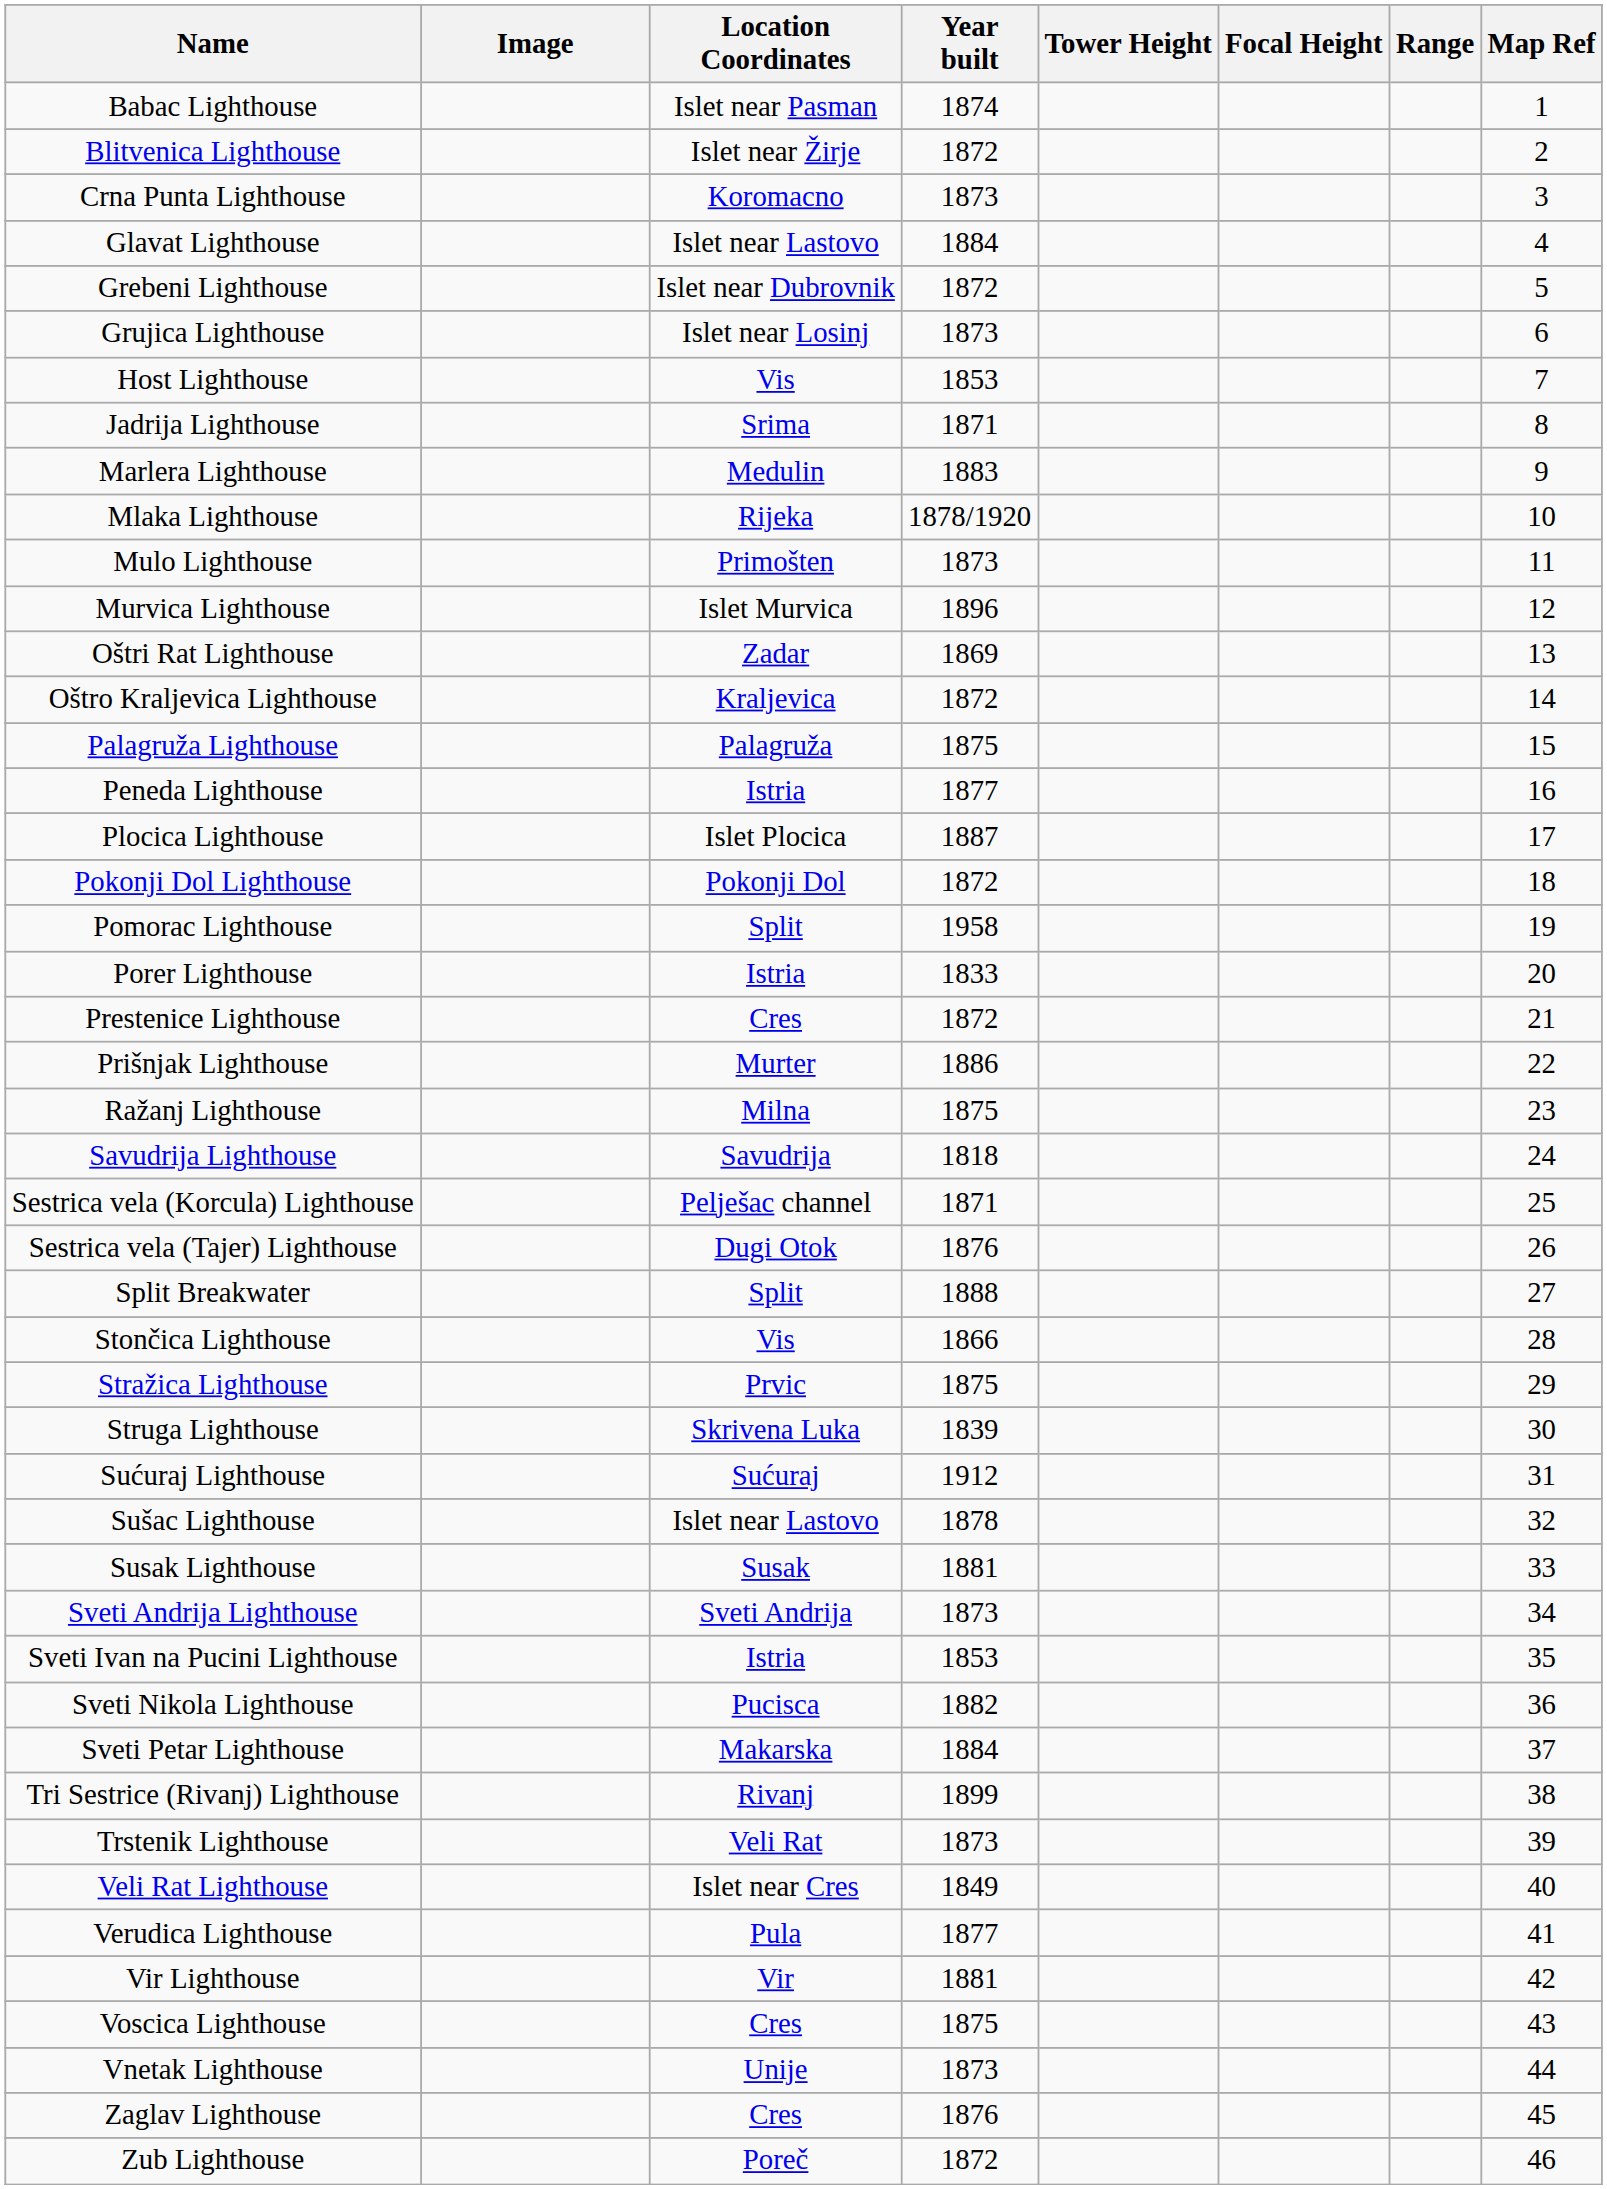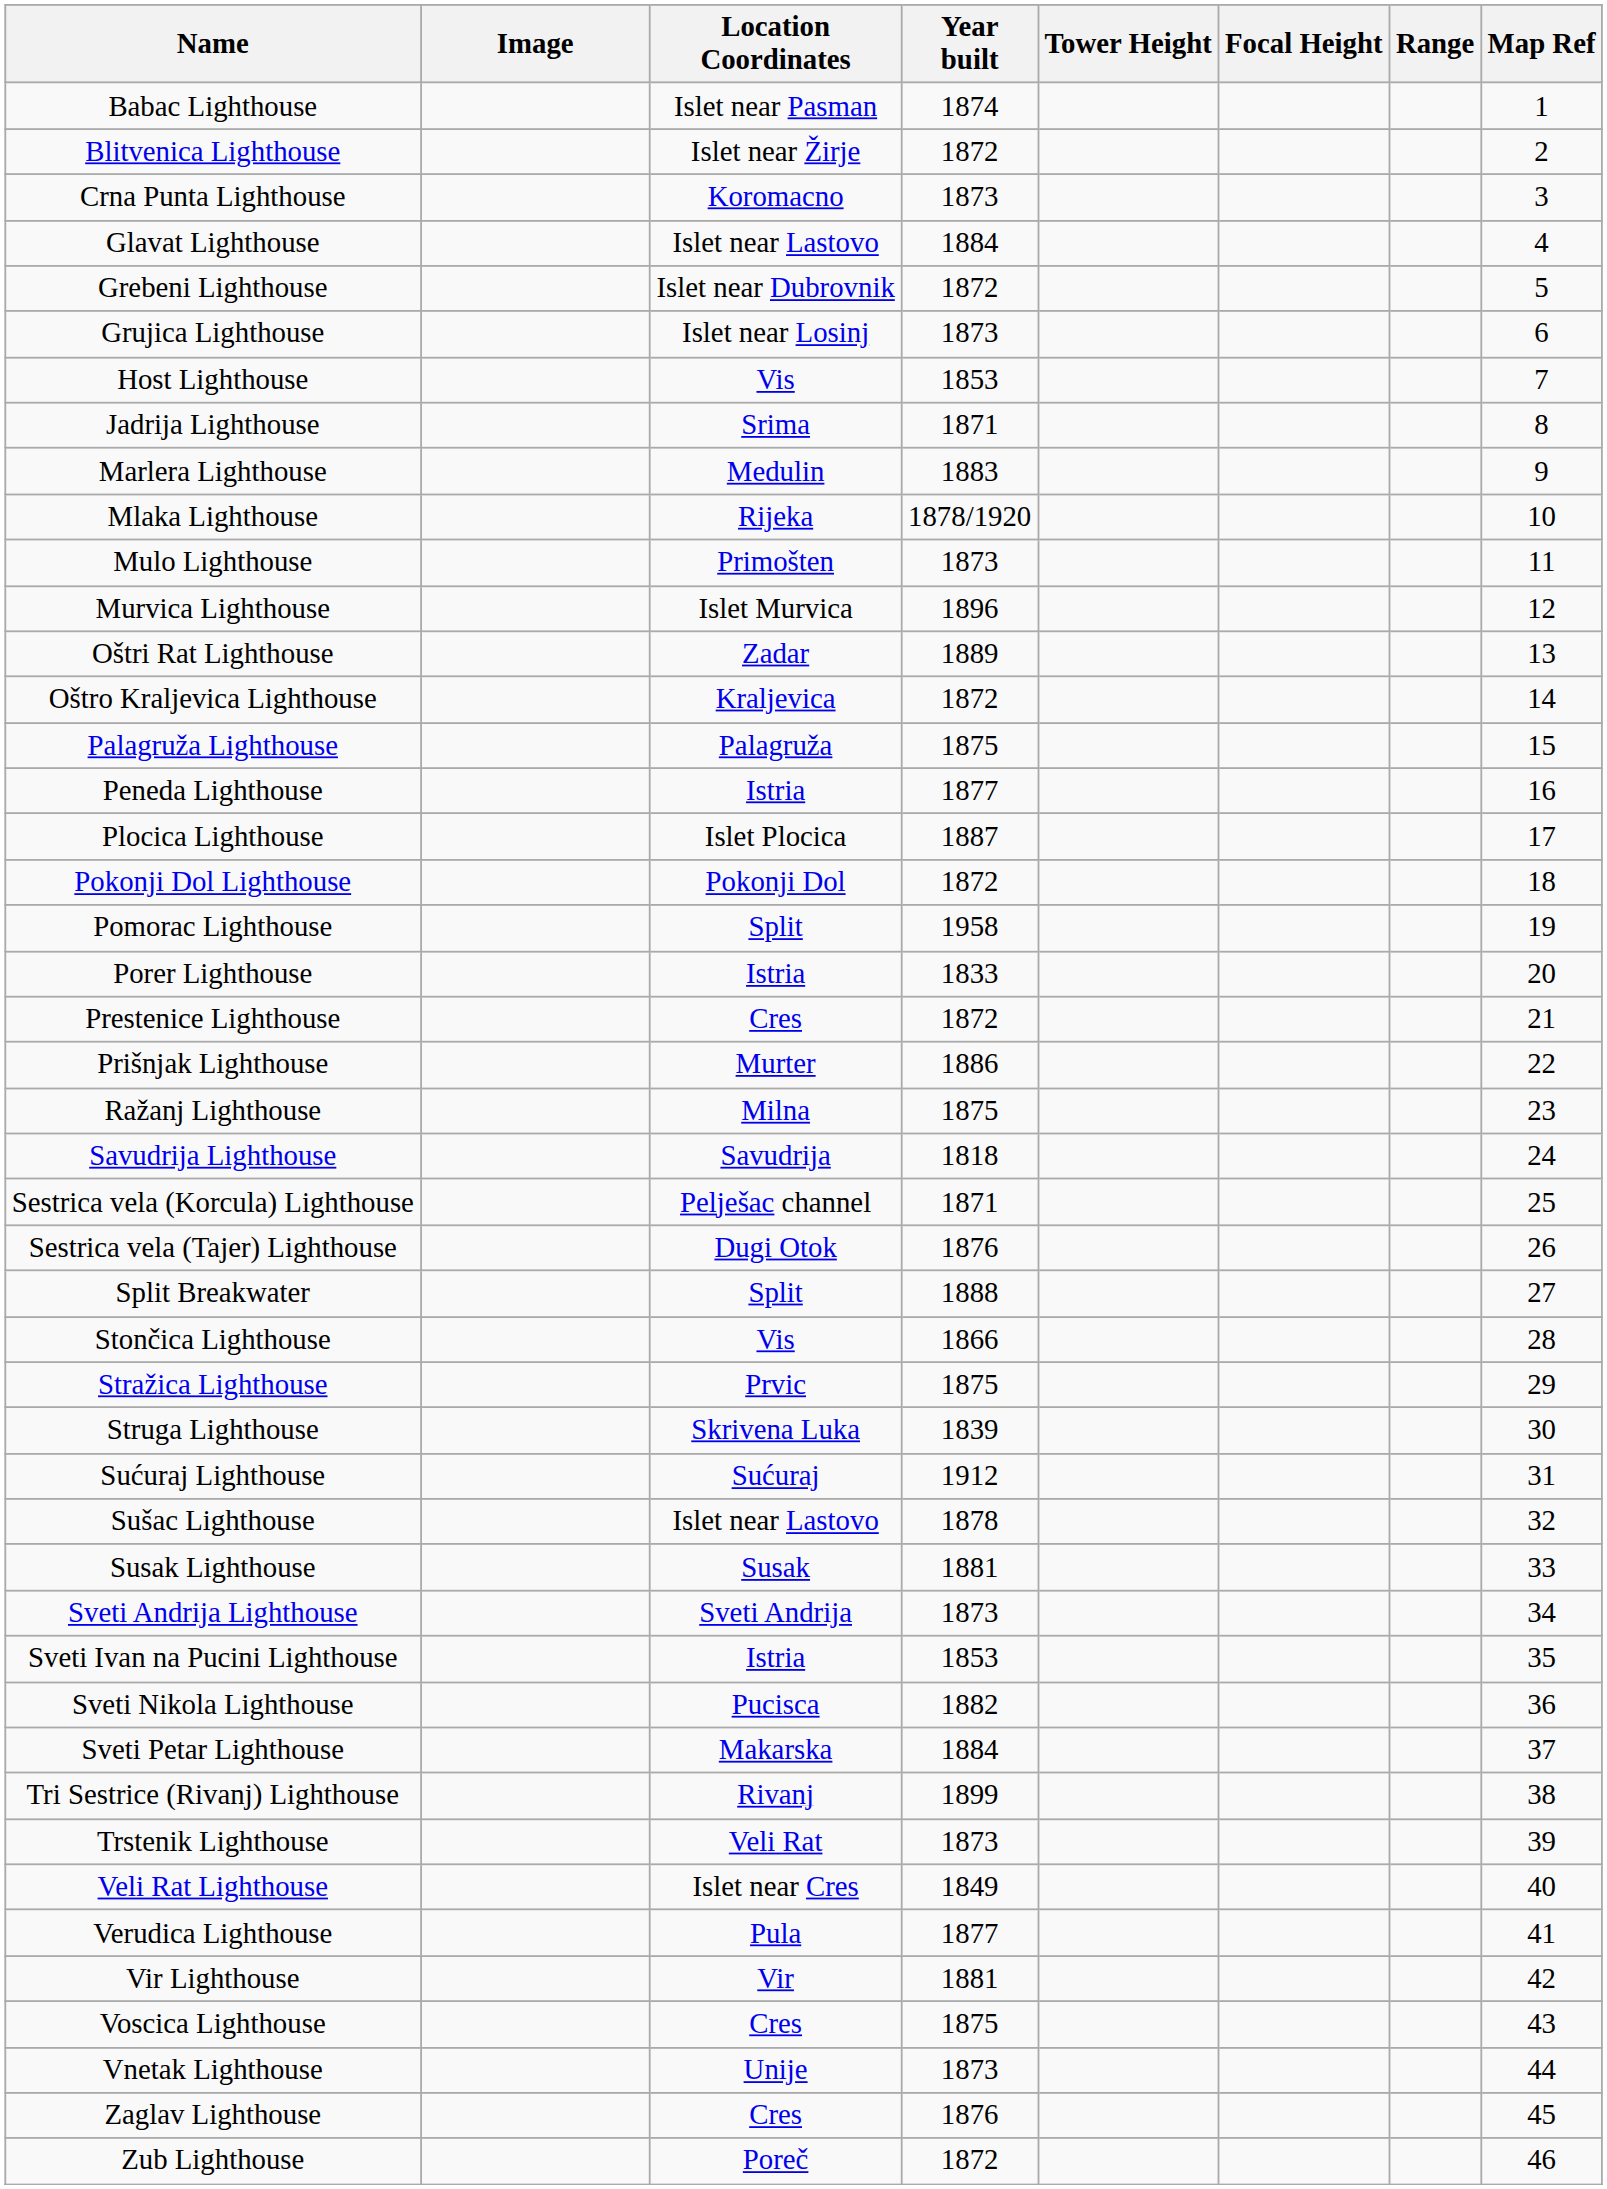(970, 653) 1869 -> (970, 653) 1889
